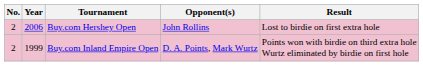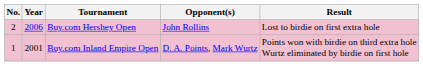(13, 48) 2 -> (13, 48) 1
(34, 48) 1999 -> (34, 48) 2001
